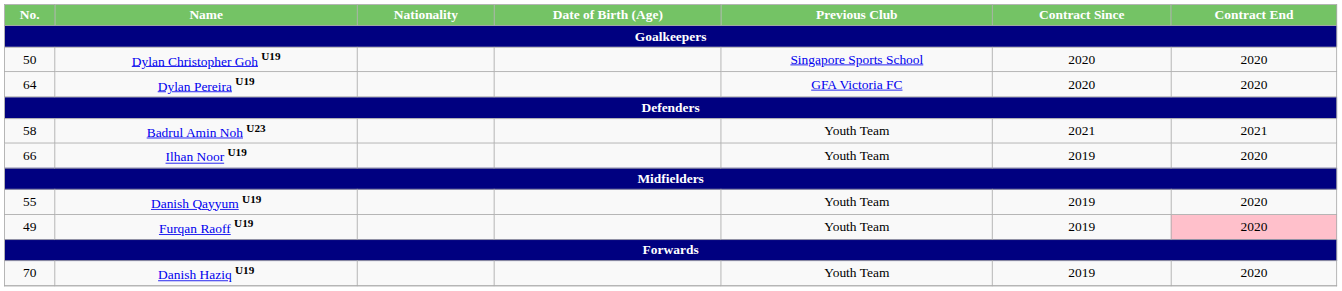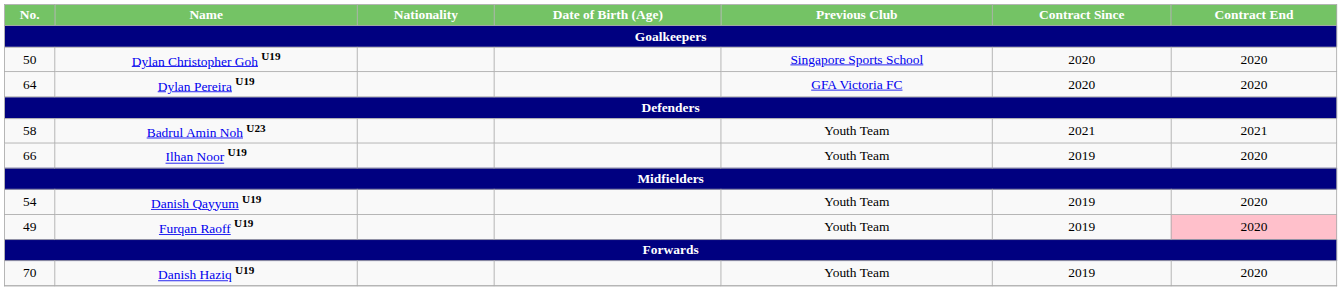(30, 202) 55 -> (30, 202) 54
